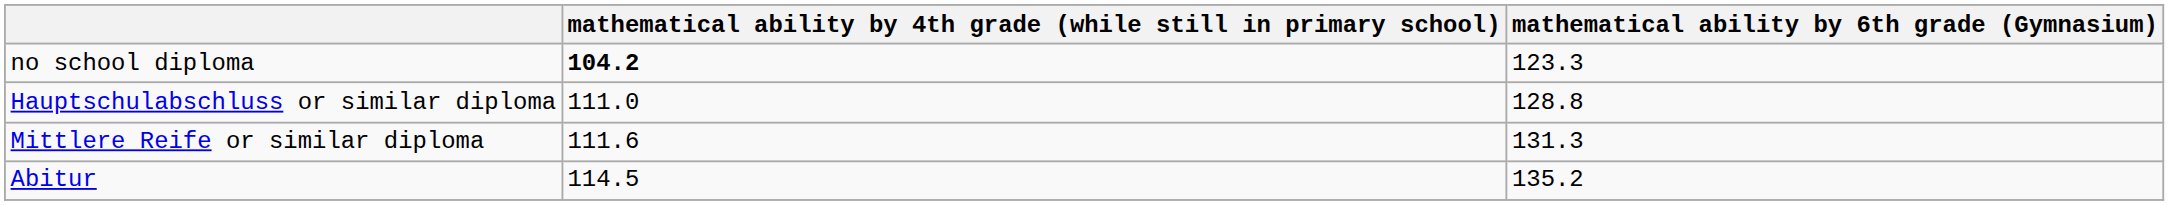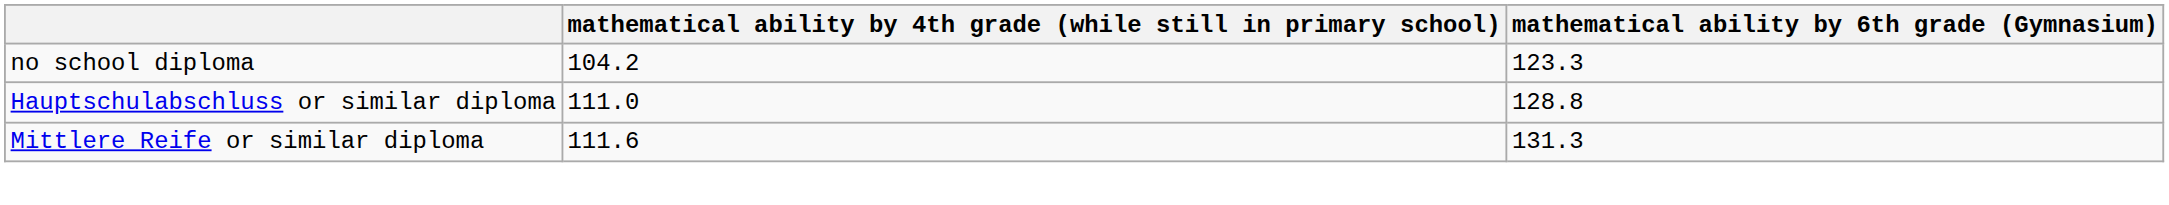(603, 63) bold -> (603, 63) normal
- row: (54, 180)
